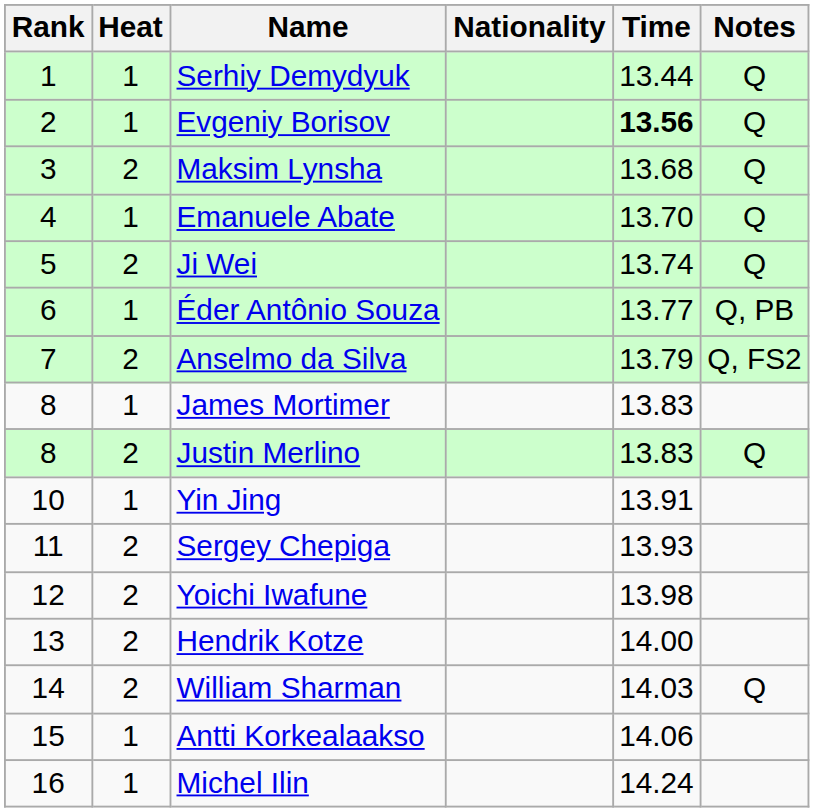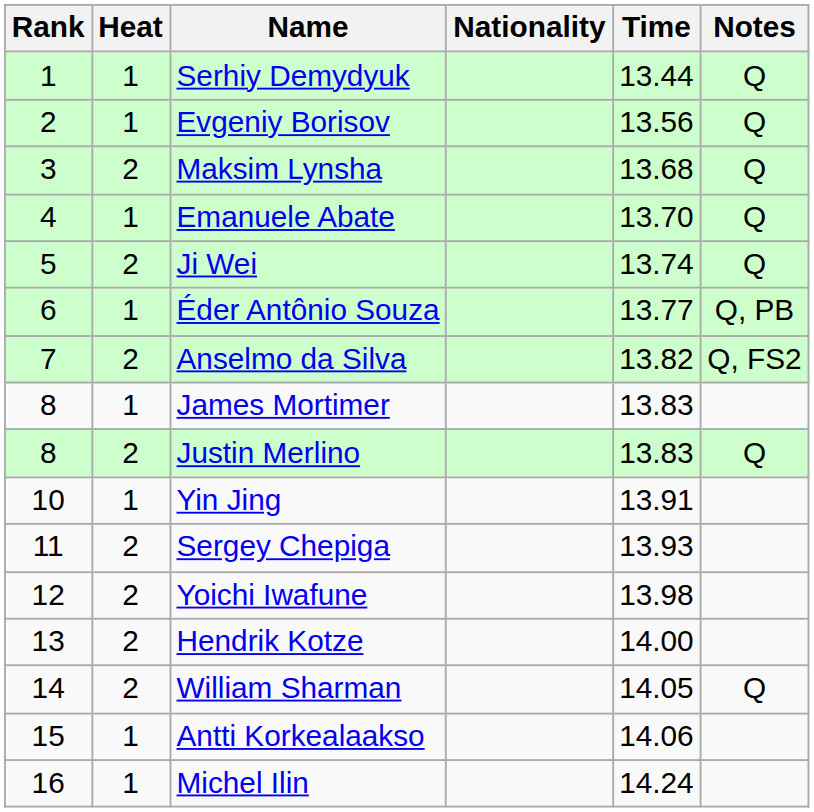(656, 122) bold -> (656, 122) normal
(656, 358) 13.79 -> (656, 358) 13.82
(656, 688) 14.03 -> (656, 688) 14.05
